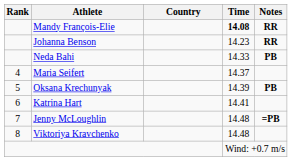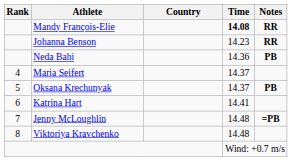(239, 57) 14.33 -> (239, 57) 14.36
(239, 88) 14.39 -> (239, 88) 14.37
